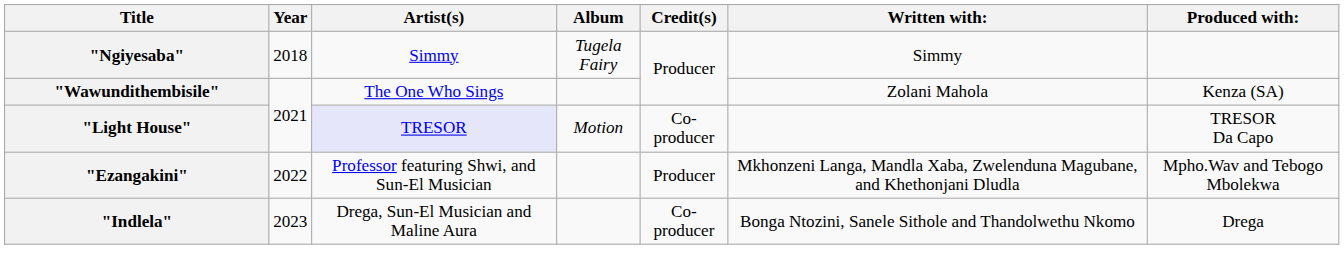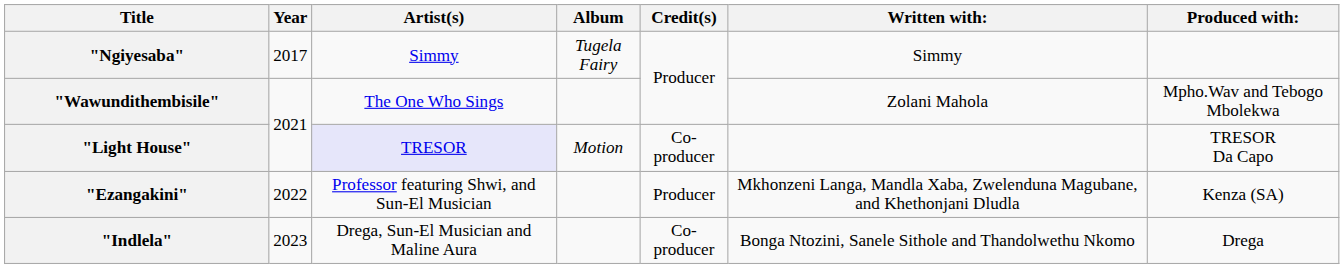(290, 54) 2018 -> (290, 54) 2017
(1243, 91) Kenza (SA) -> (1243, 101) Mpho.Wav and Tebogo Mbolekwa
(1243, 174) Mpho.Wav and Tebogo Mbolekwa -> (1243, 194) Kenza (SA)
